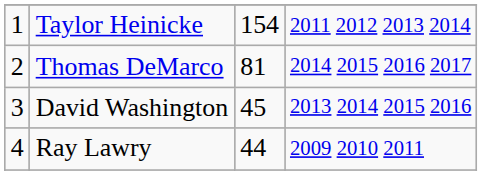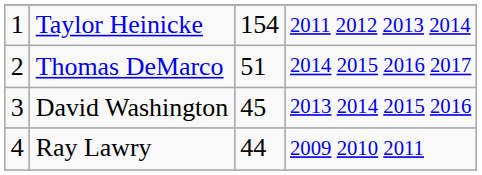(253, 66) 81 -> (253, 66) 51
